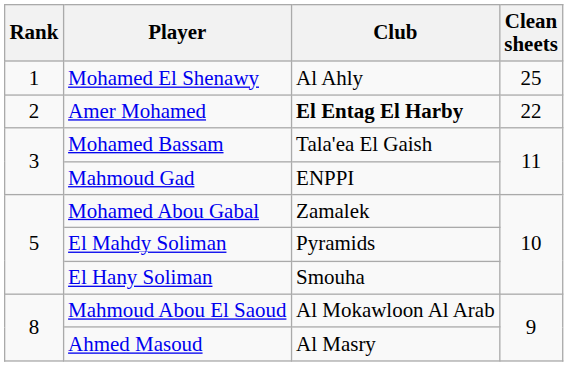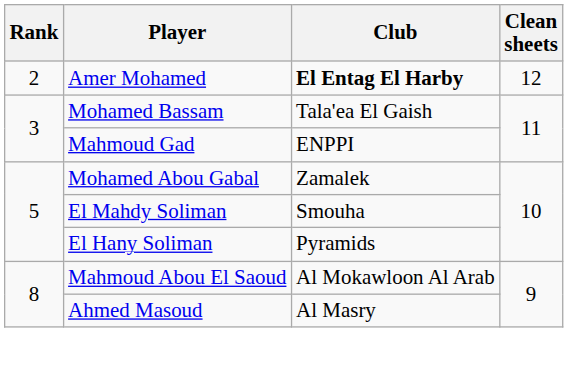- row: (164, 77)
(531, 111) 22 -> (531, 77) 12
(336, 244) Pyramids -> (330, 210) Smouha
(330, 277) Smouha -> (336, 244) Pyramids
